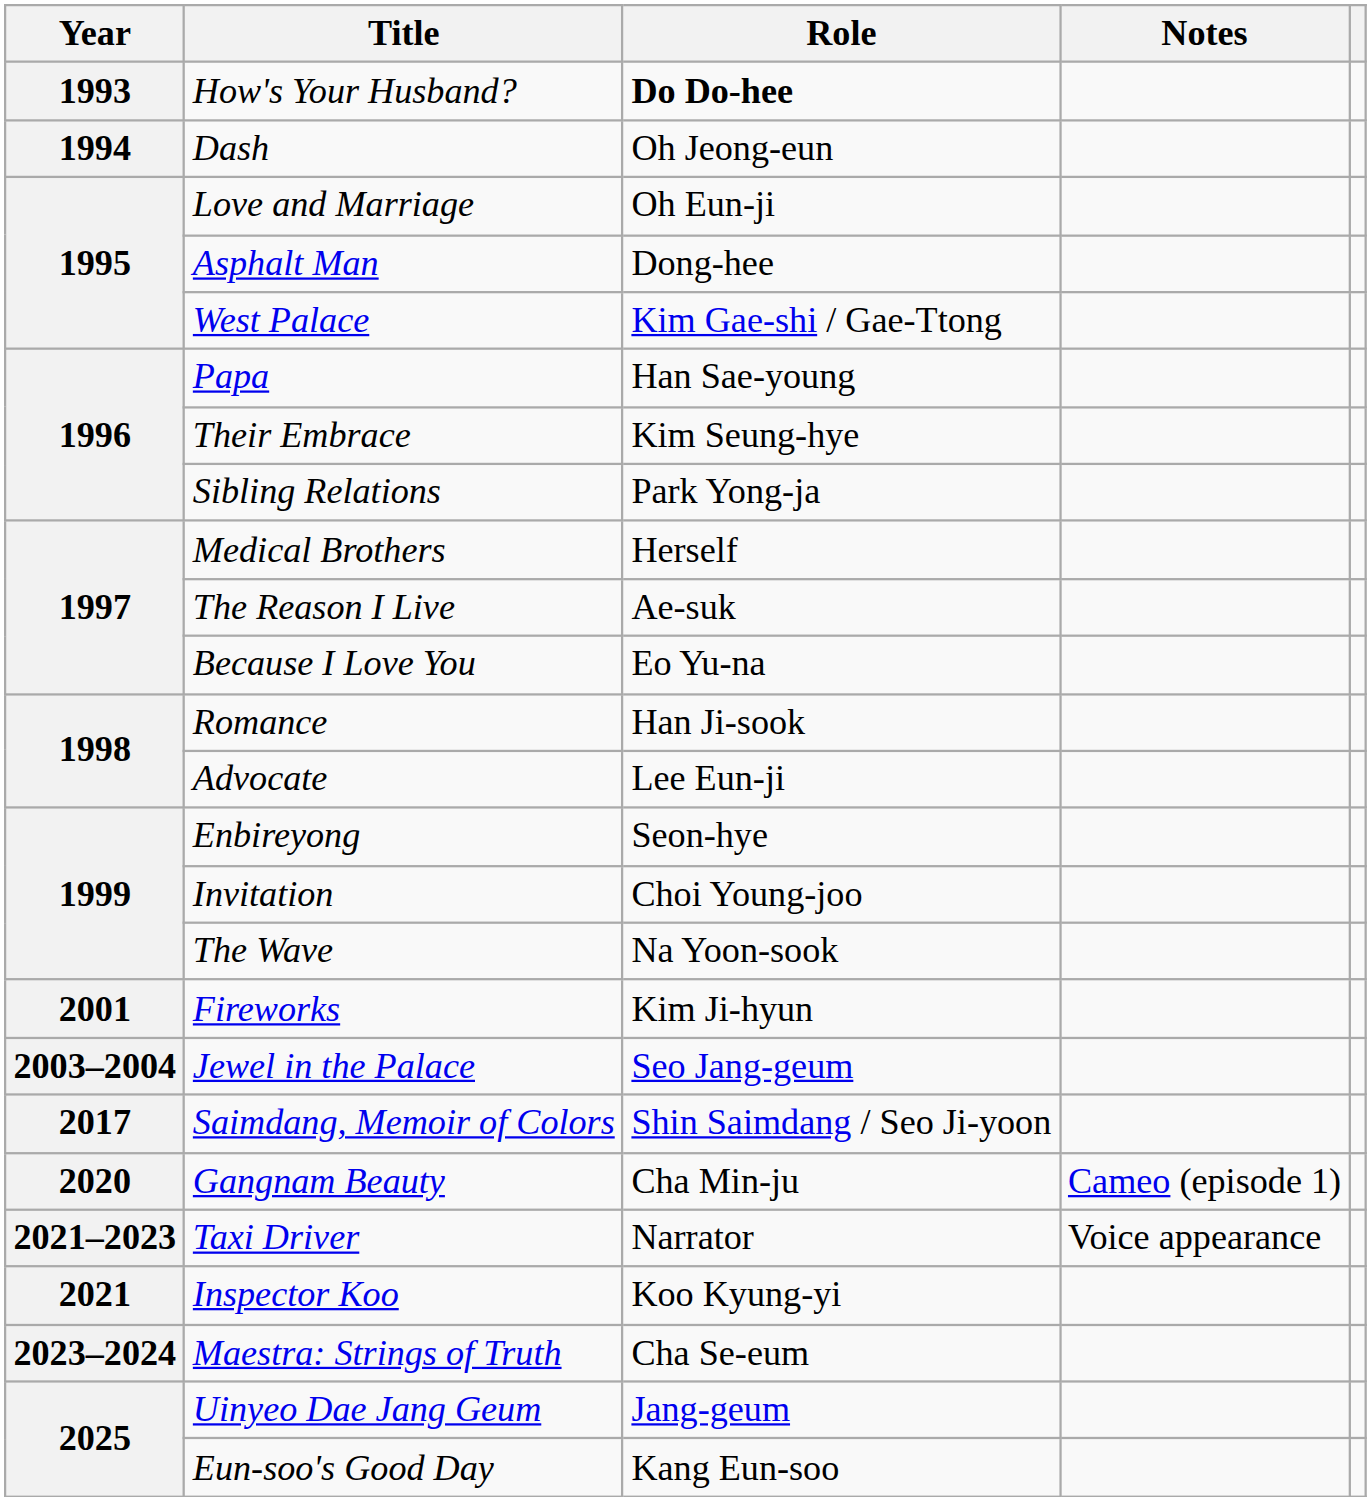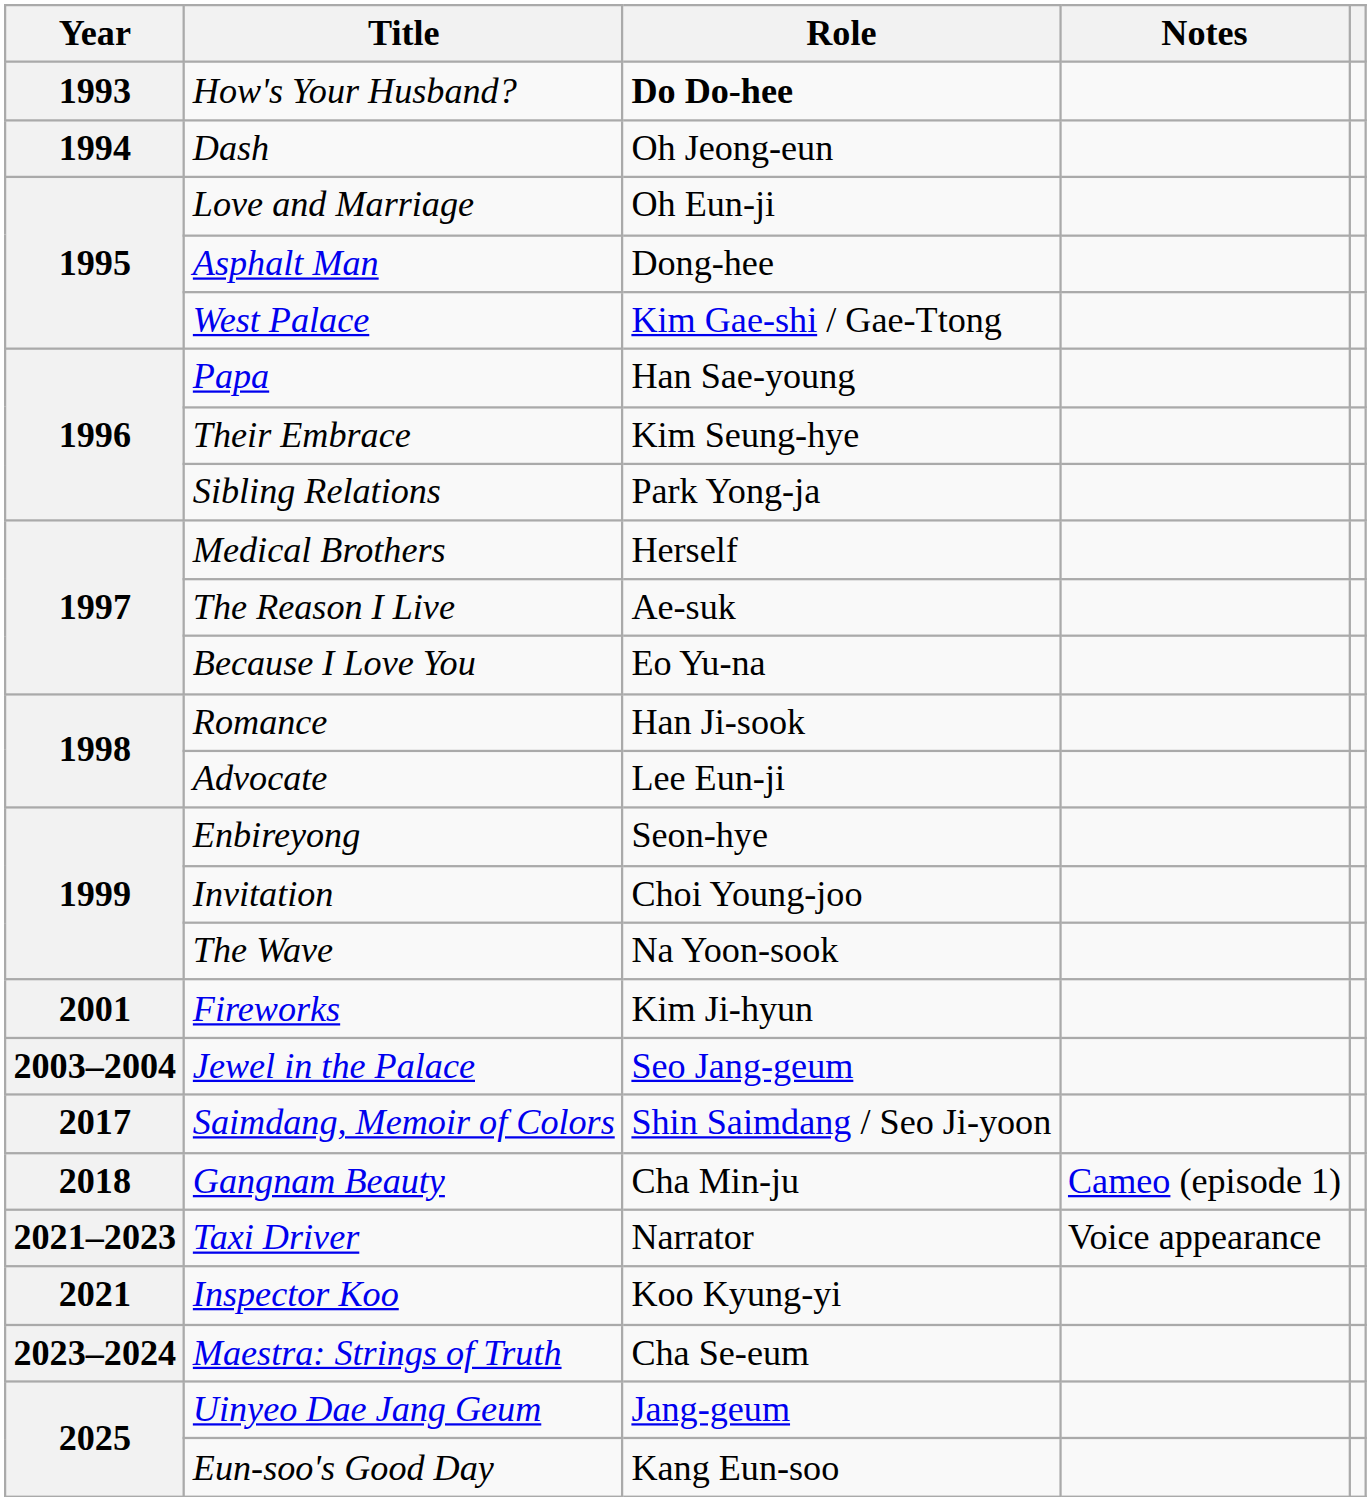(95, 1180) 2020 -> (95, 1180) 2018
